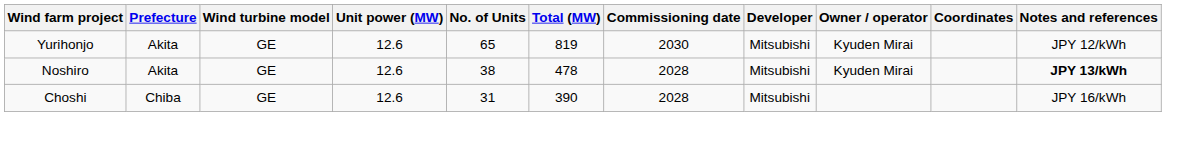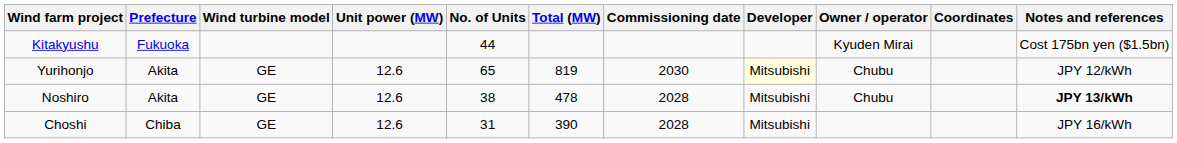+ row: (65, 44)
(780, 44) no background -> (780, 71) lightyellow background
(873, 44) Kyuden Mirai -> (873, 71) Chubu
(873, 71) Kyuden Mirai -> (873, 97) Chubu
